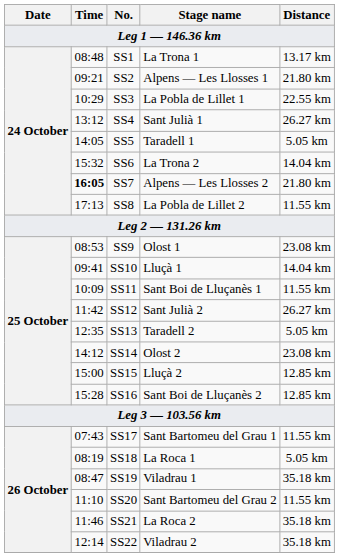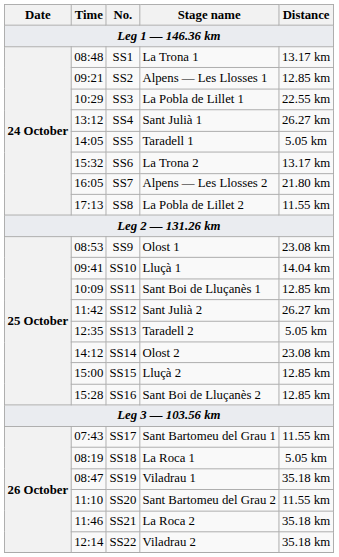(307, 77) 21.80 km -> (306, 77) 12.85 km
(307, 162) 14.04 km -> (306, 162) 13.17 km
(89, 183) bold -> (89, 183) normal
(307, 288) 11.55 km -> (306, 288) 12.85 km
